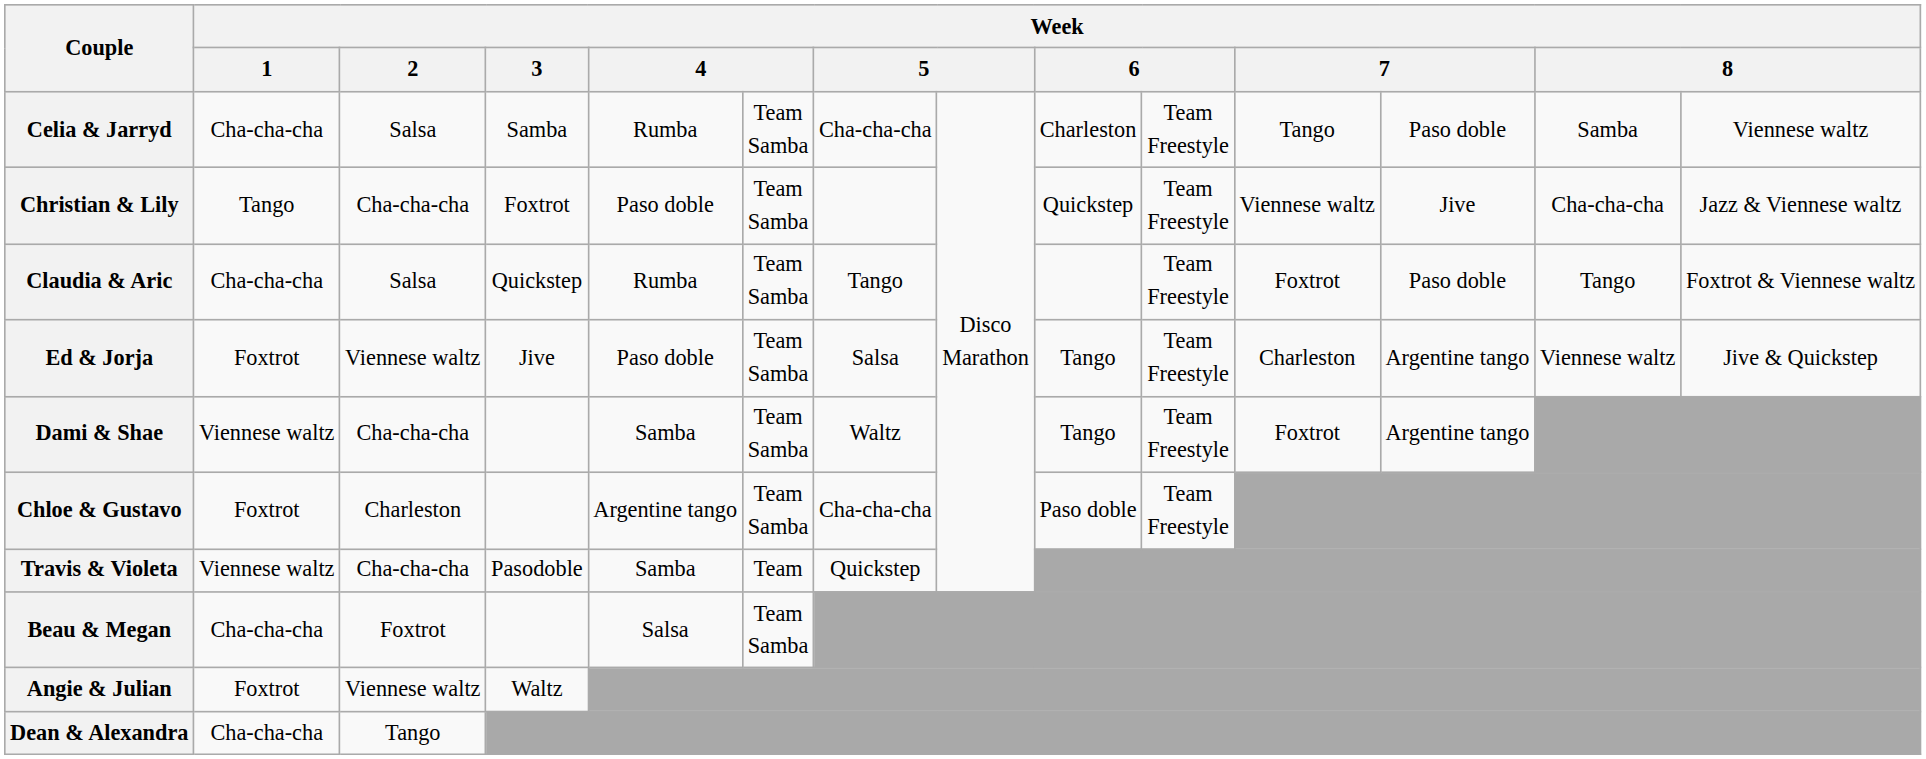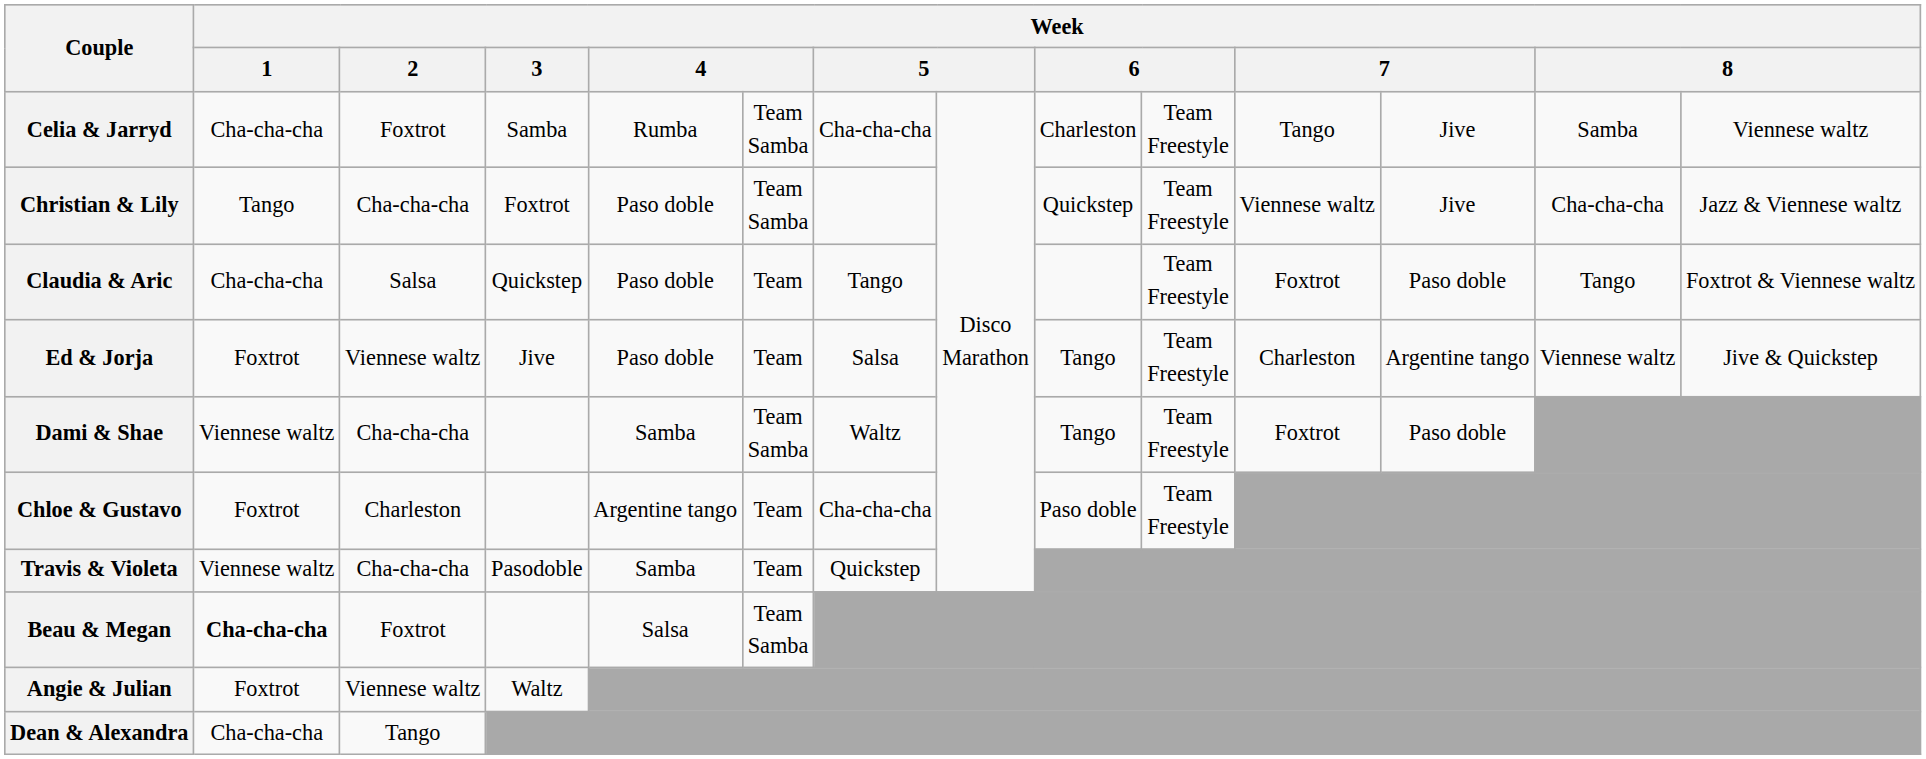(413, 128) Salsa -> (413, 128) Foxtrot
(1457, 128) Paso doble -> (1457, 128) Jive
(665, 281) Rumba -> (665, 281) Paso doble
(778, 281) Team Samba -> (778, 281) Team
(778, 357) Team Samba -> (778, 357) Team
(1457, 433) Argentine tango -> (1457, 433) Paso doble
(778, 509) Team Samba -> (778, 509) Team
(267, 629) normal -> (267, 629) bold
